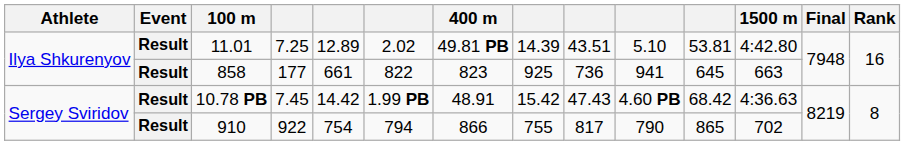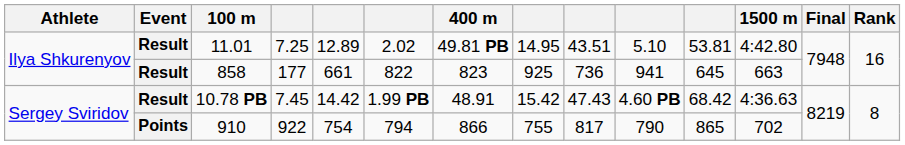(538, 46) 14.39 -> (538, 46) 14.95
(163, 127) Result -> (163, 127) Points
